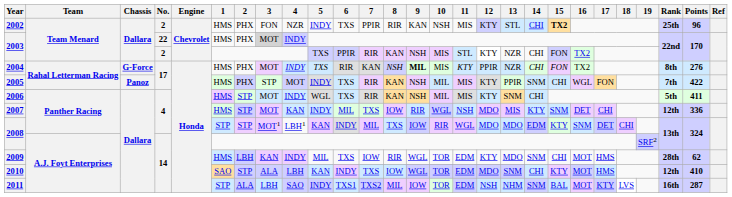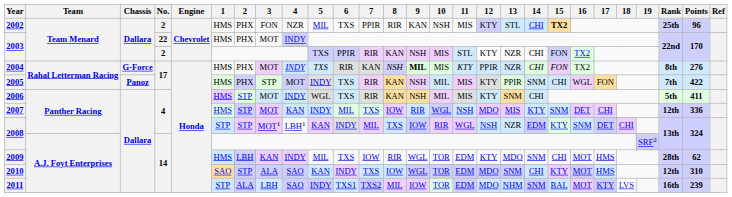(321, 25) INDY -> (321, 25) MIL
(269, 39) lightgrey background -> (269, 39) no background
(489, 125) MDO -> (489, 125) NSH
(513, 125) MDO -> (513, 125) NZR
(295, 171) LBH -> (295, 171) SAO
(696, 171) 410 -> (696, 171) 310
(489, 185) NSH -> (489, 185) MDO
(696, 185) 287 -> (696, 185) 239
